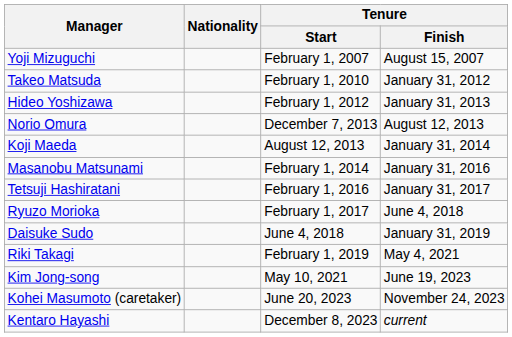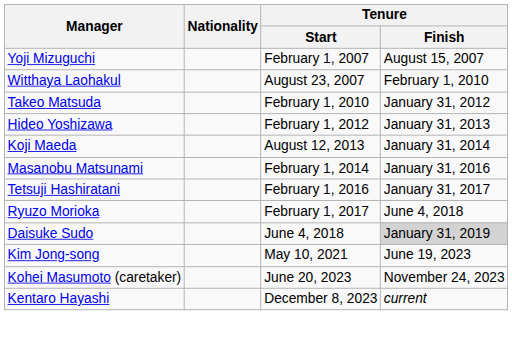+ row: (64, 80)
- row: (47, 124)
(437, 233) no background -> (437, 233) lightgrey background
- row: (41, 255)
